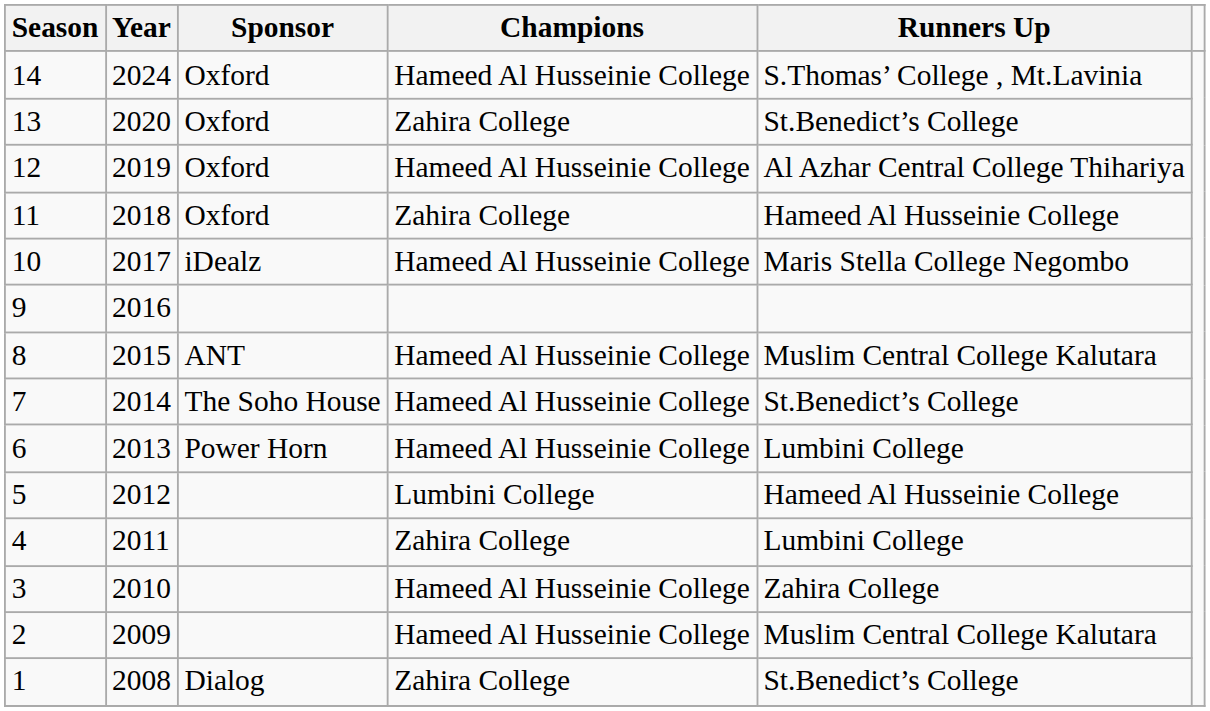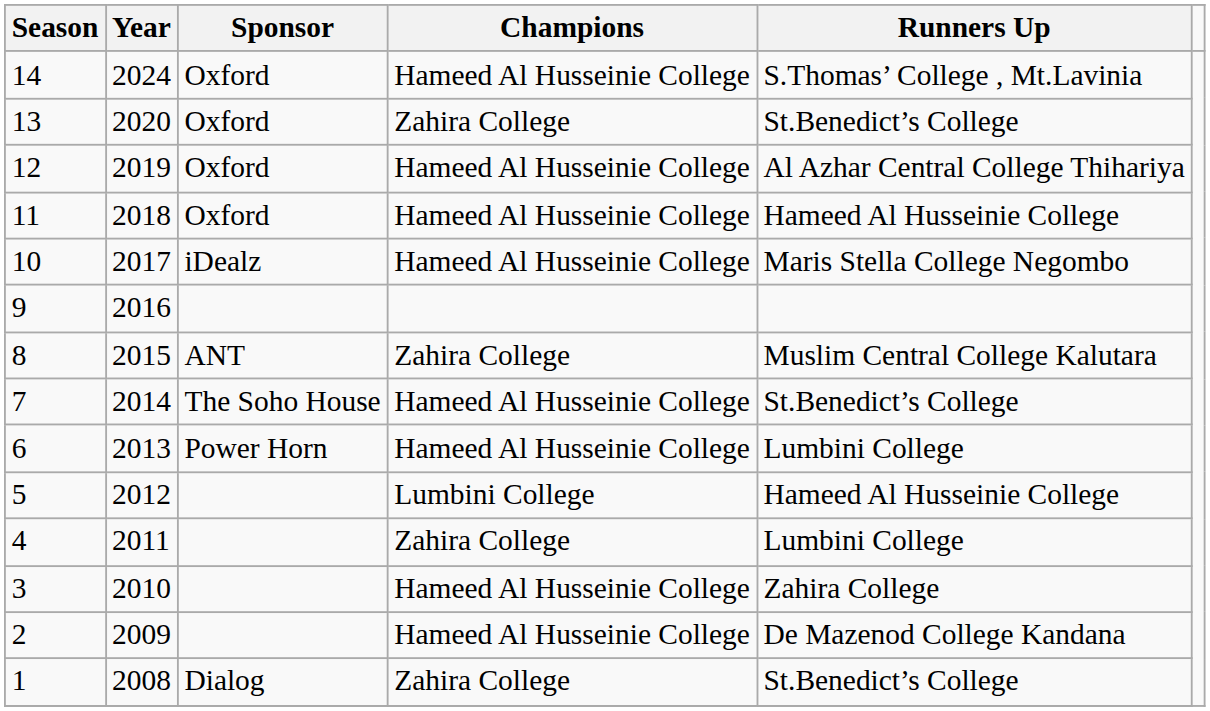(482, 214) Zahira College -> (572, 214) Hameed Al Husseinie College
(572, 354) Hameed Al Husseinie College -> (482, 354) Zahira College
(960, 634) Muslim Central College Kalutara -> (945, 634) De Mazenod College Kandana
